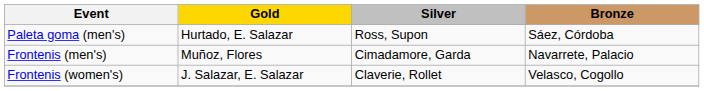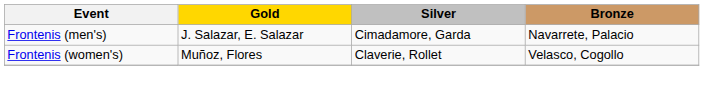- row: (66, 34)
(222, 55) Muñoz, Flores -> (242, 34) J. Salazar, E. Salazar
(242, 75) J. Salazar, E. Salazar -> (222, 55) Muñoz, Flores
